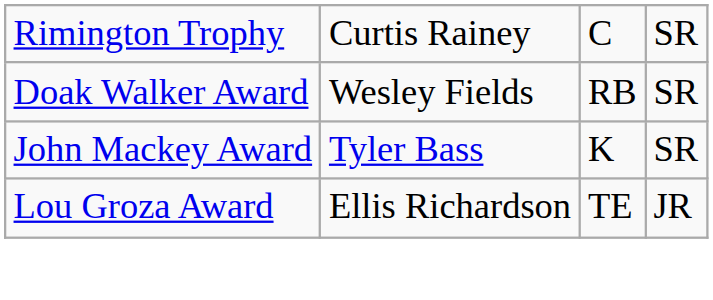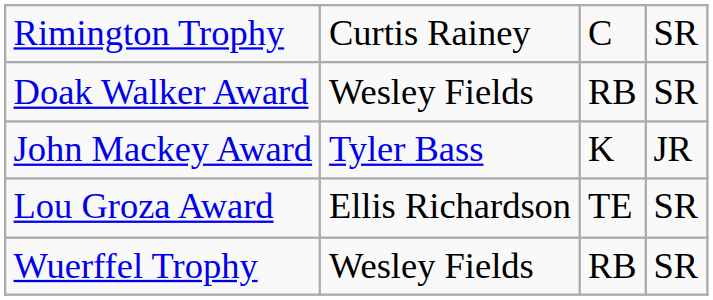(676, 149) SR -> (673, 149) JR
(673, 206) JR -> (676, 206) SR
+ row: (136, 264)
